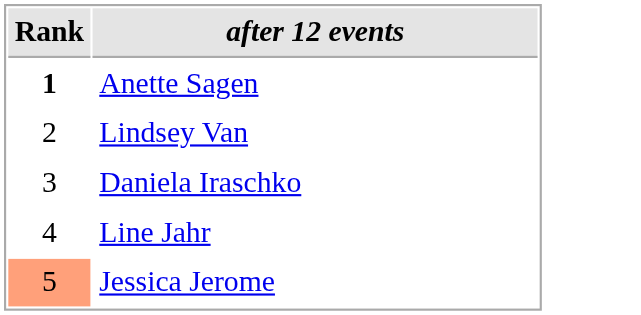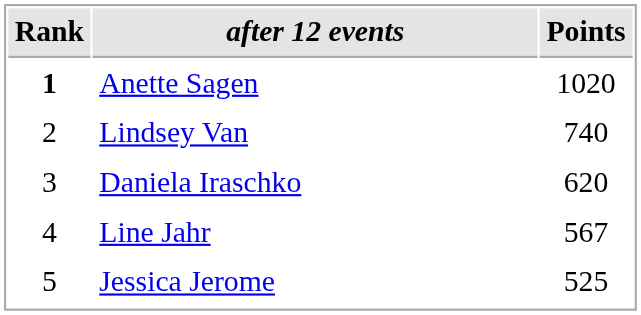+ column: (586, 31)
(49, 282) lightsalmon background -> (49, 282) no background
